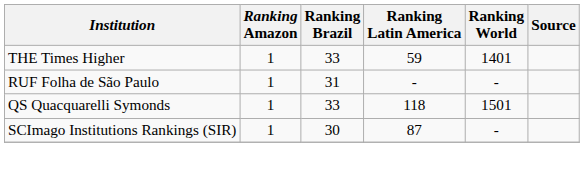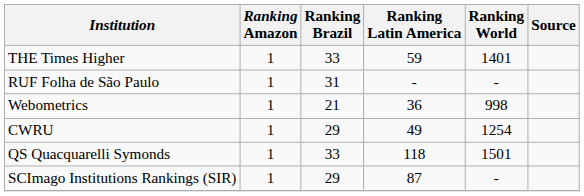+ row: (48, 105)
+ row: (31, 130)
(332, 130) 30 -> (332, 178) 29
